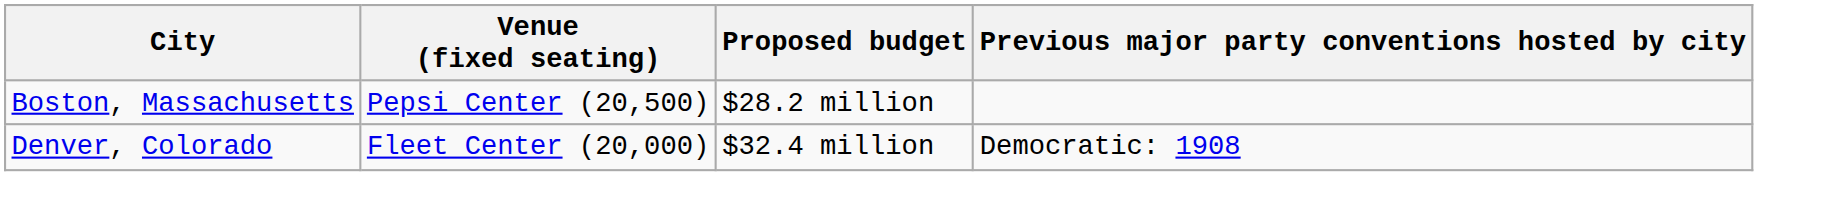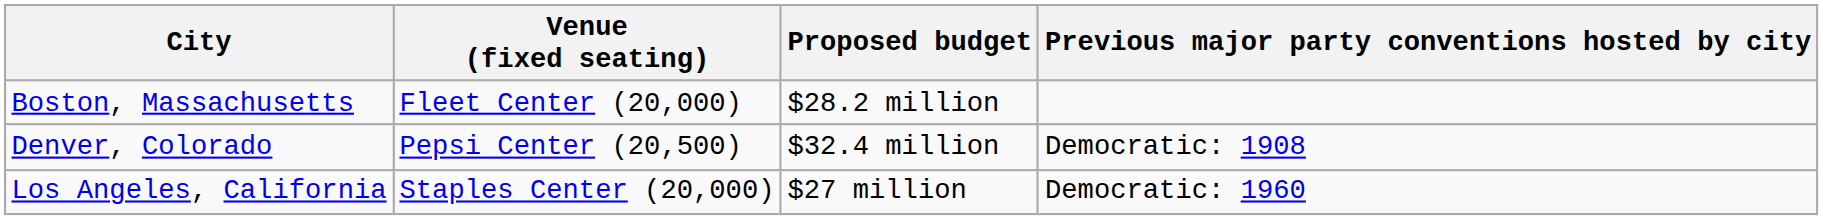(538, 103) Pepsi Center (20,500) -> (571, 103) Fleet Center (20,000)
(538, 147) Fleet Center (20,000) -> (571, 147) Pepsi Center (20,500)
+ row: (199, 191)
